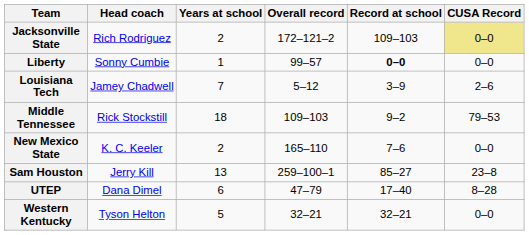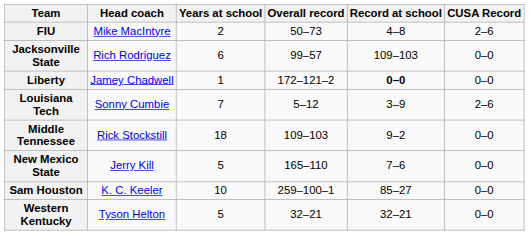+ row: (46, 31)
(221, 37) 2 -> (221, 55) 6
(306, 37) 172–121–2 -> (306, 55) 99–57
(484, 37) khaki background -> (484, 55) no background
(132, 62) Sonny Cumbie -> (132, 80) Jamey Chadwell
(306, 62) 99–57 -> (306, 80) 172–121–2
(132, 86) Jamey Chadwell -> (132, 104) Sonny Cumbie
(484, 117) 79–53 -> (484, 135) 0–0
(132, 148) K. C. Keeler -> (132, 166) Jerry Kill
(221, 148) 2 -> (221, 166) 5
(132, 172) Jerry Kill -> (132, 190) K. C. Keeler
(221, 172) 13 -> (221, 190) 10
(484, 172) 23–8 -> (484, 190) 0–0
- row: (46, 190)
